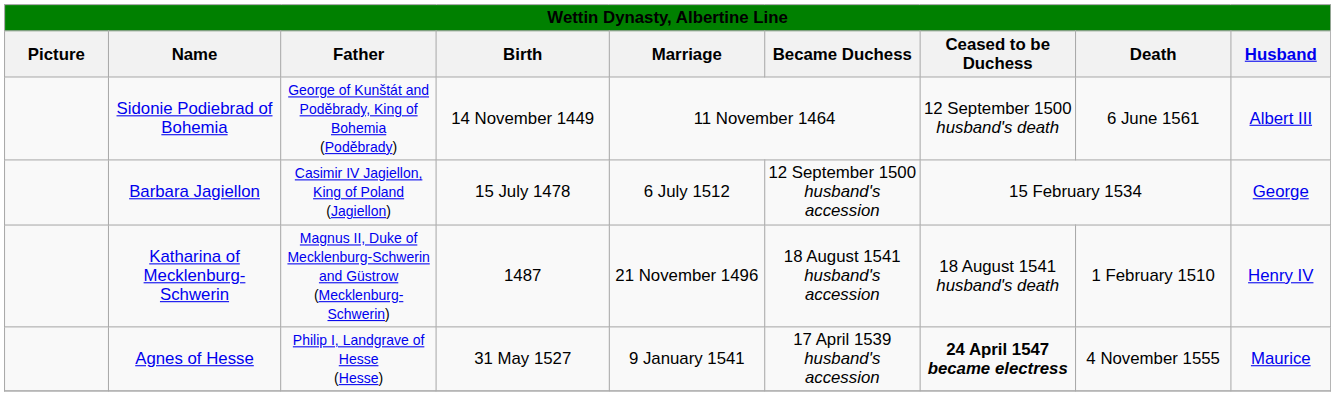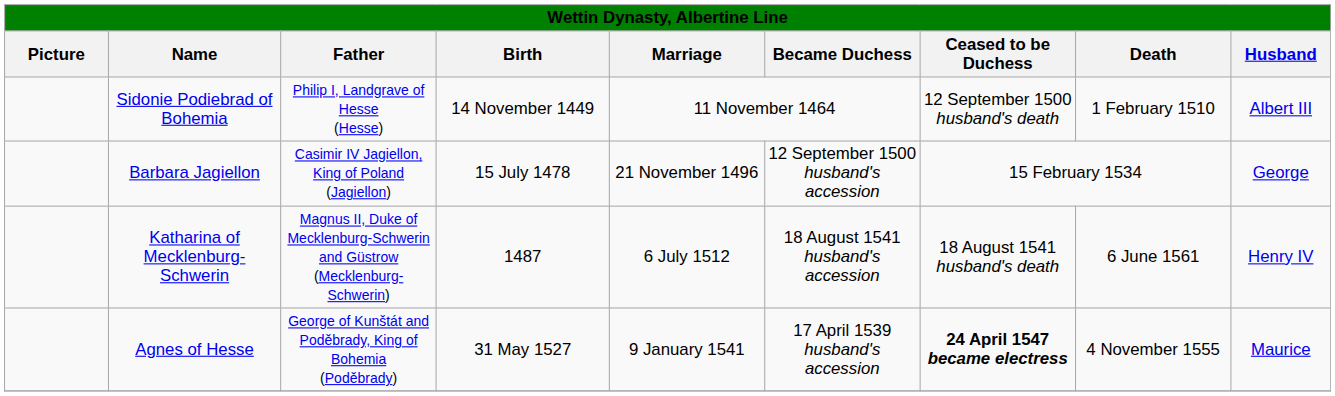(359, 119) George of Kunštát and Poděbrady, King of Bohemia (Poděbrady) -> (359, 109) Philip I, Landgrave of Hesse (Hesse)
(1153, 118) 6 June 1561 -> (1153, 108) 1 February 1510
(687, 192) 6 July 1512 -> (687, 173) 21 November 1496
(687, 275) 21 November 1496 -> (687, 256) 6 July 1512
(1153, 275) 1 February 1510 -> (1153, 256) 6 June 1561
(359, 359) Philip I, Landgrave of Hesse (Hesse) -> (359, 350) George of Kunštát and Poděbrady, King of Bohemia (Poděbrady)
